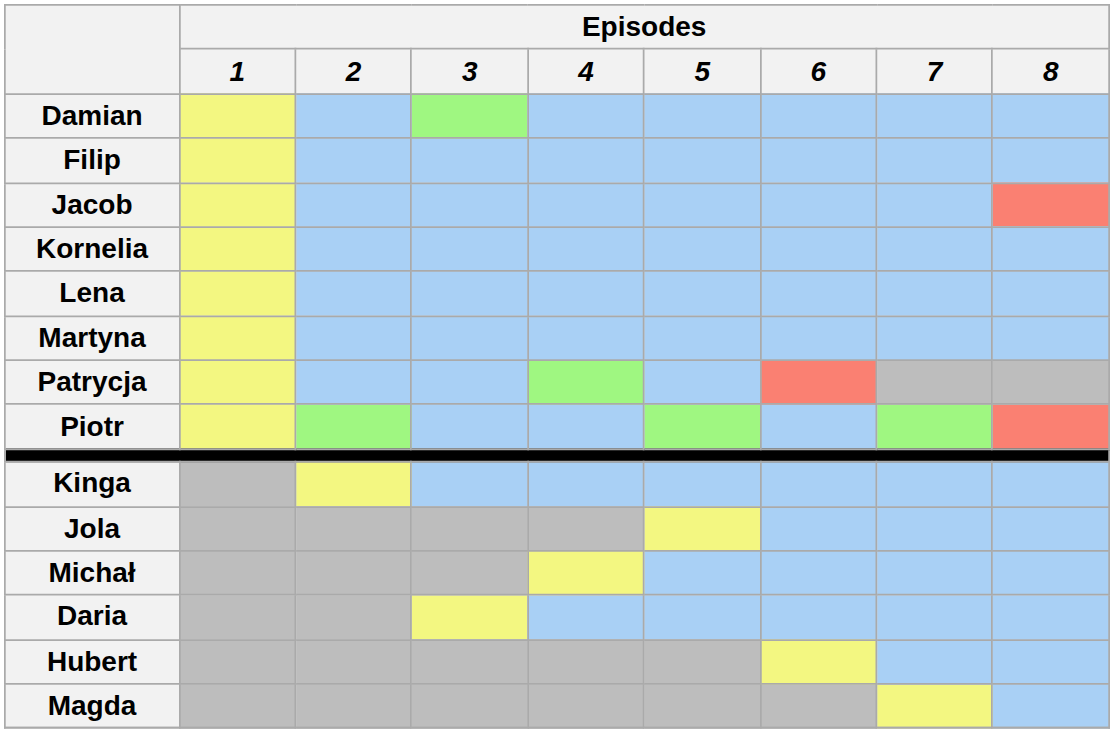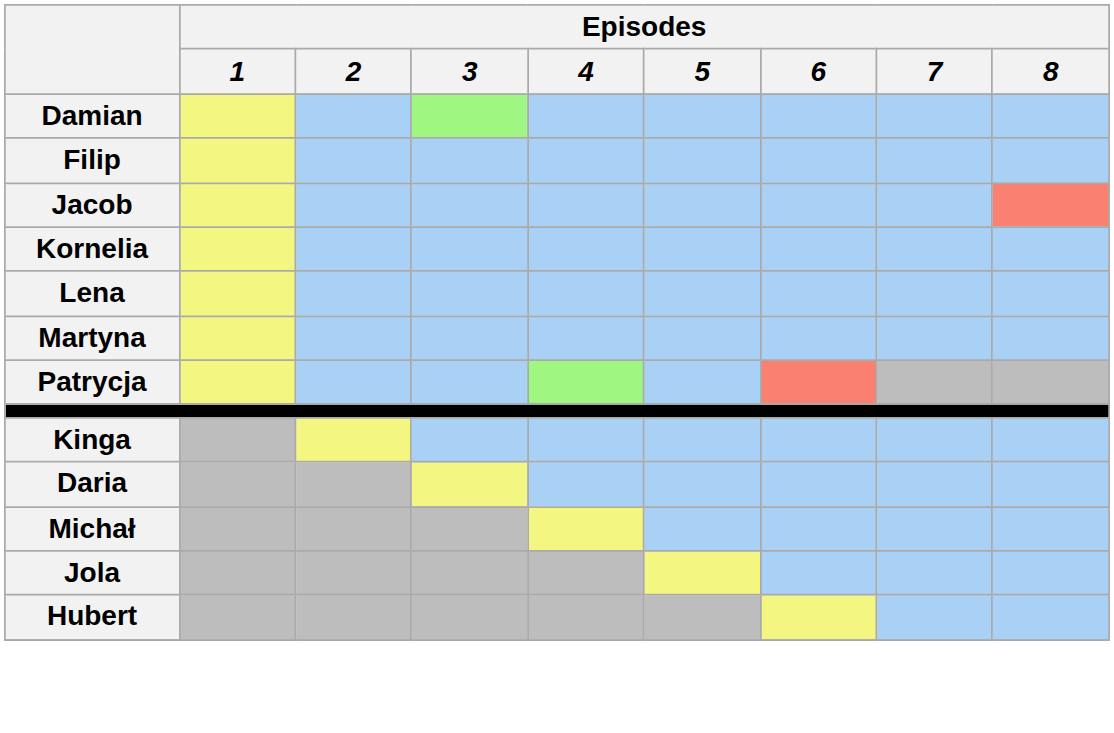- row: (92, 426)
rows swapped: (92, 616) <-> (92, 528)
- row: (92, 705)
